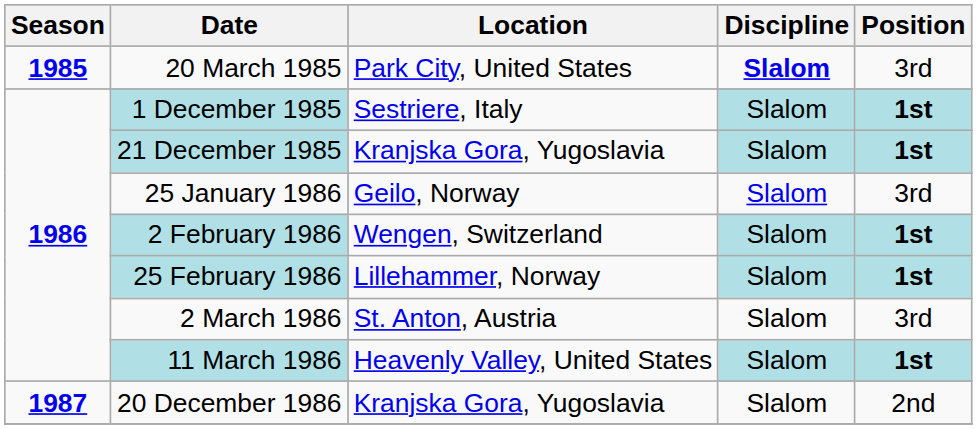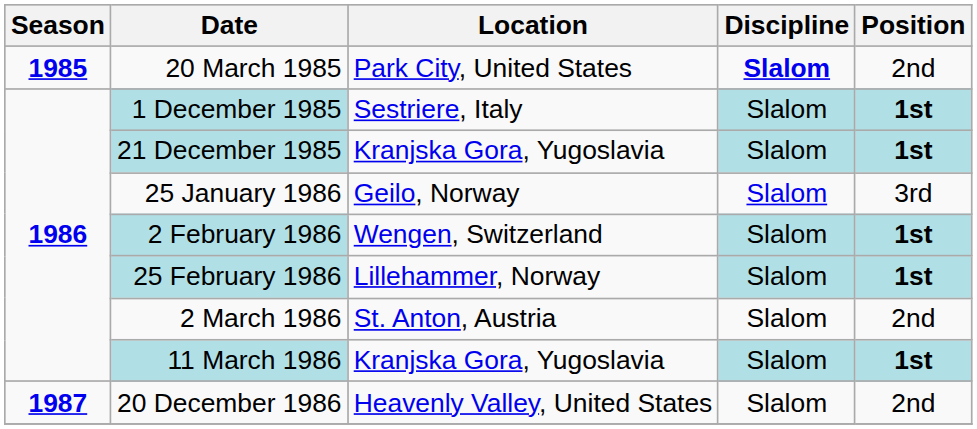(913, 67) 3rd -> (913, 67) 2nd
(913, 318) 3rd -> (913, 318) 2nd
(533, 360) Heavenly Valley, United States -> (509, 360) Kranjska Gora, Yugoslavia
(509, 402) Kranjska Gora, Yugoslavia -> (533, 402) Heavenly Valley, United States
